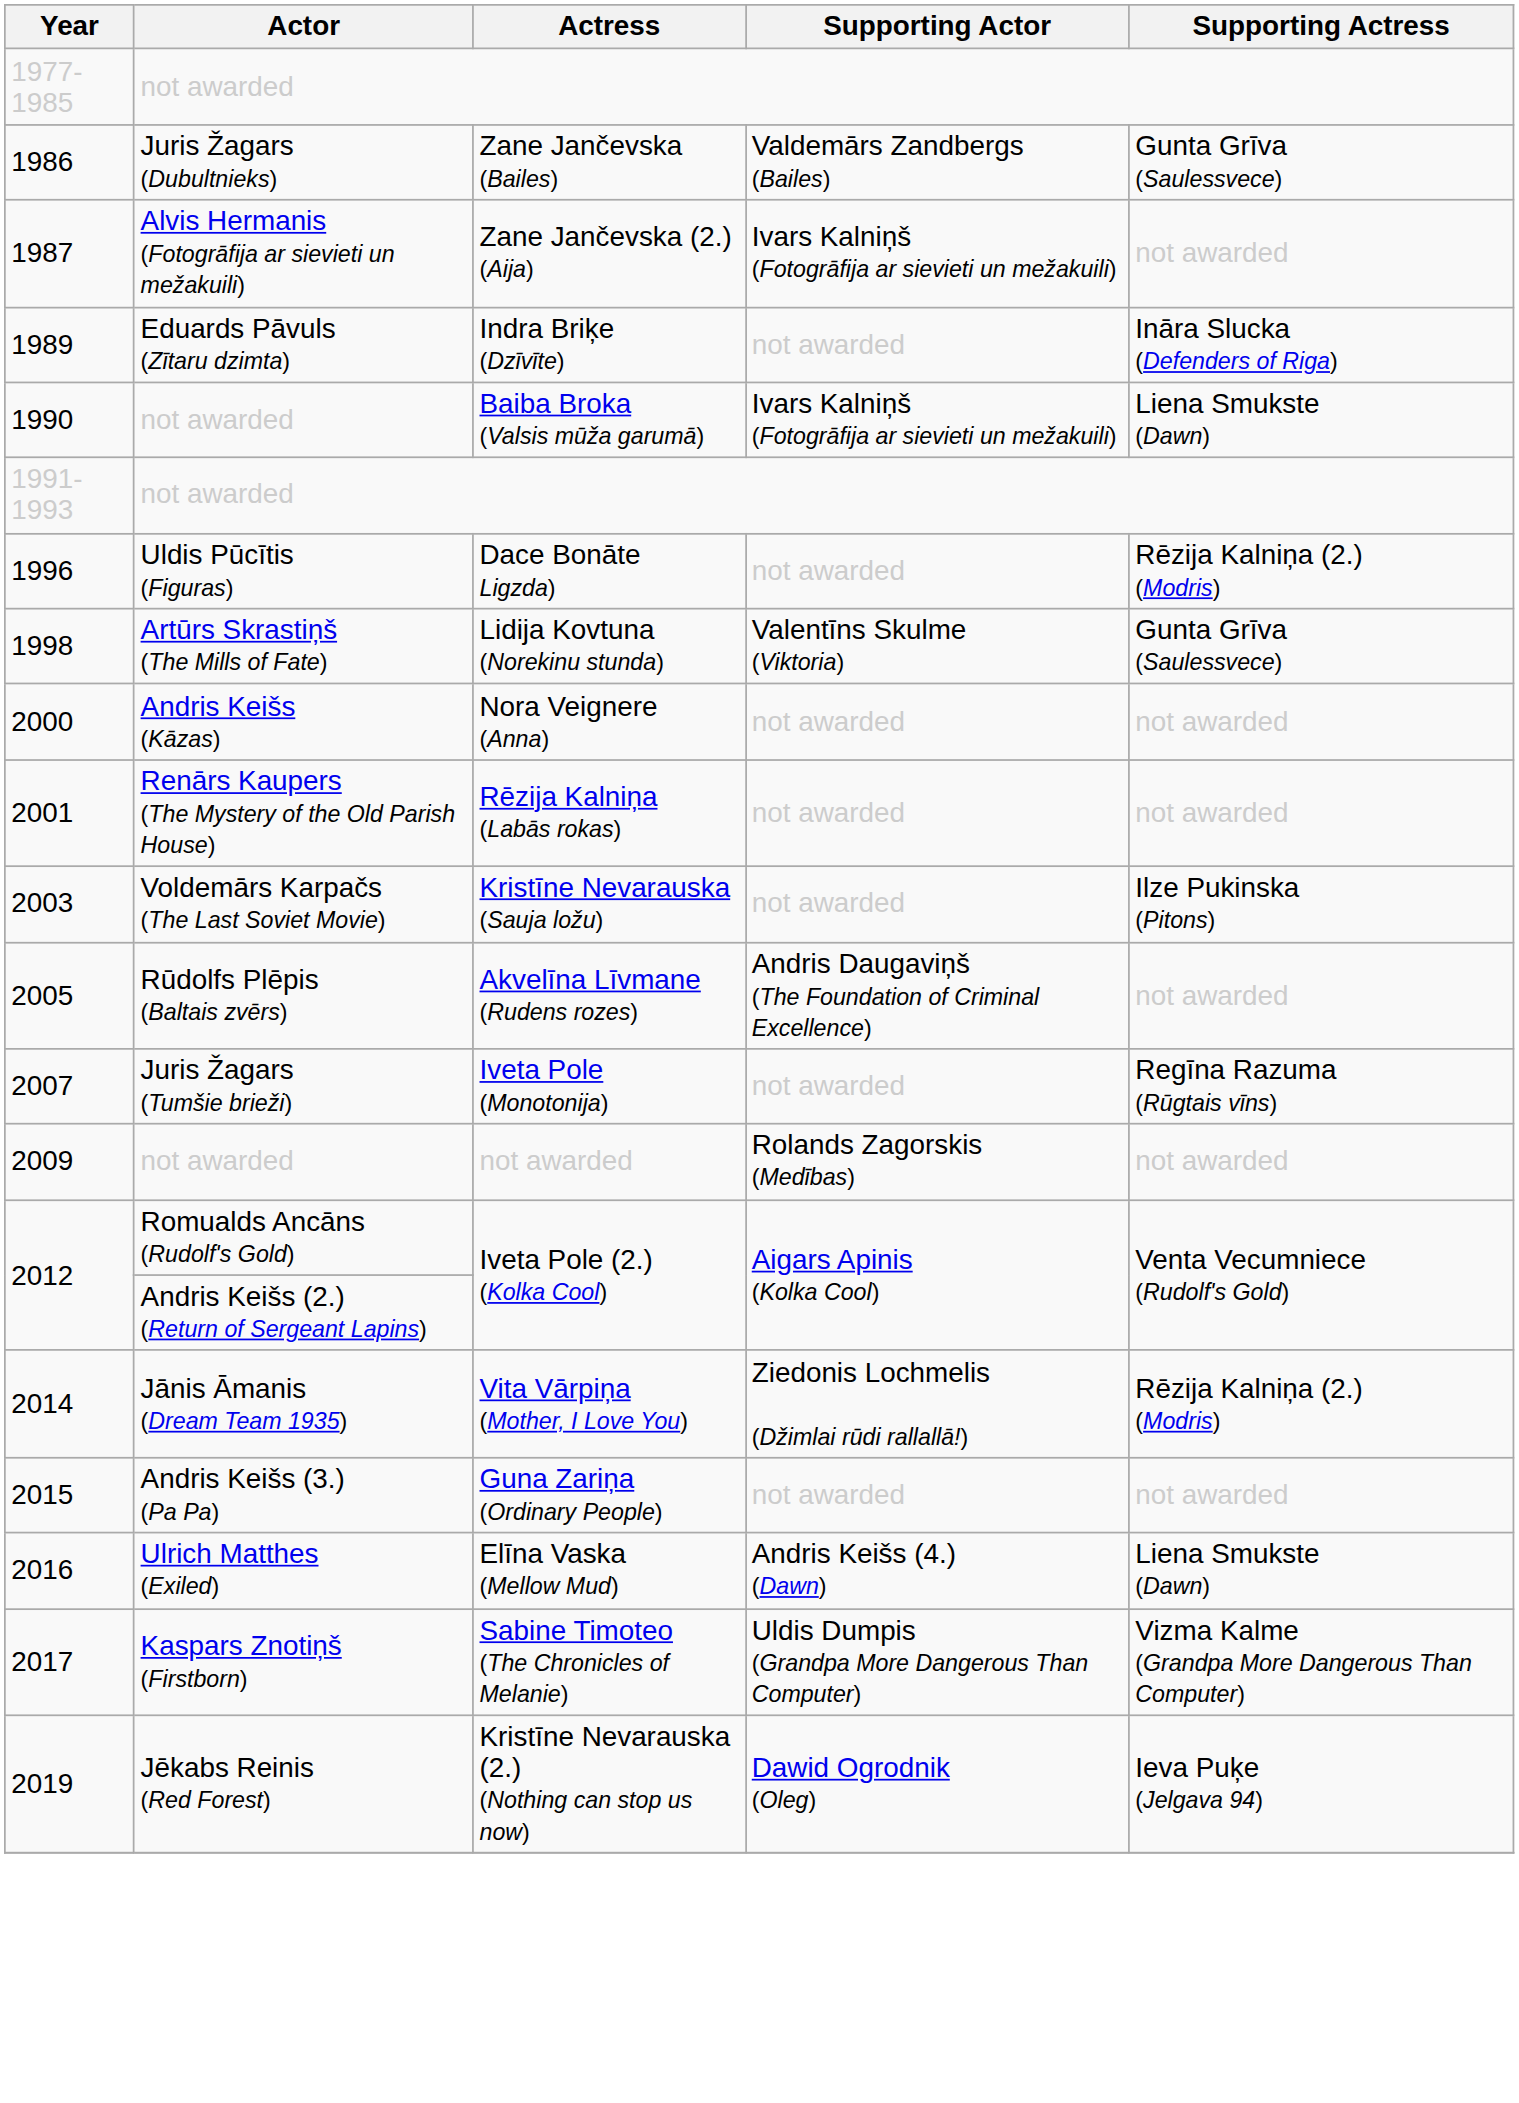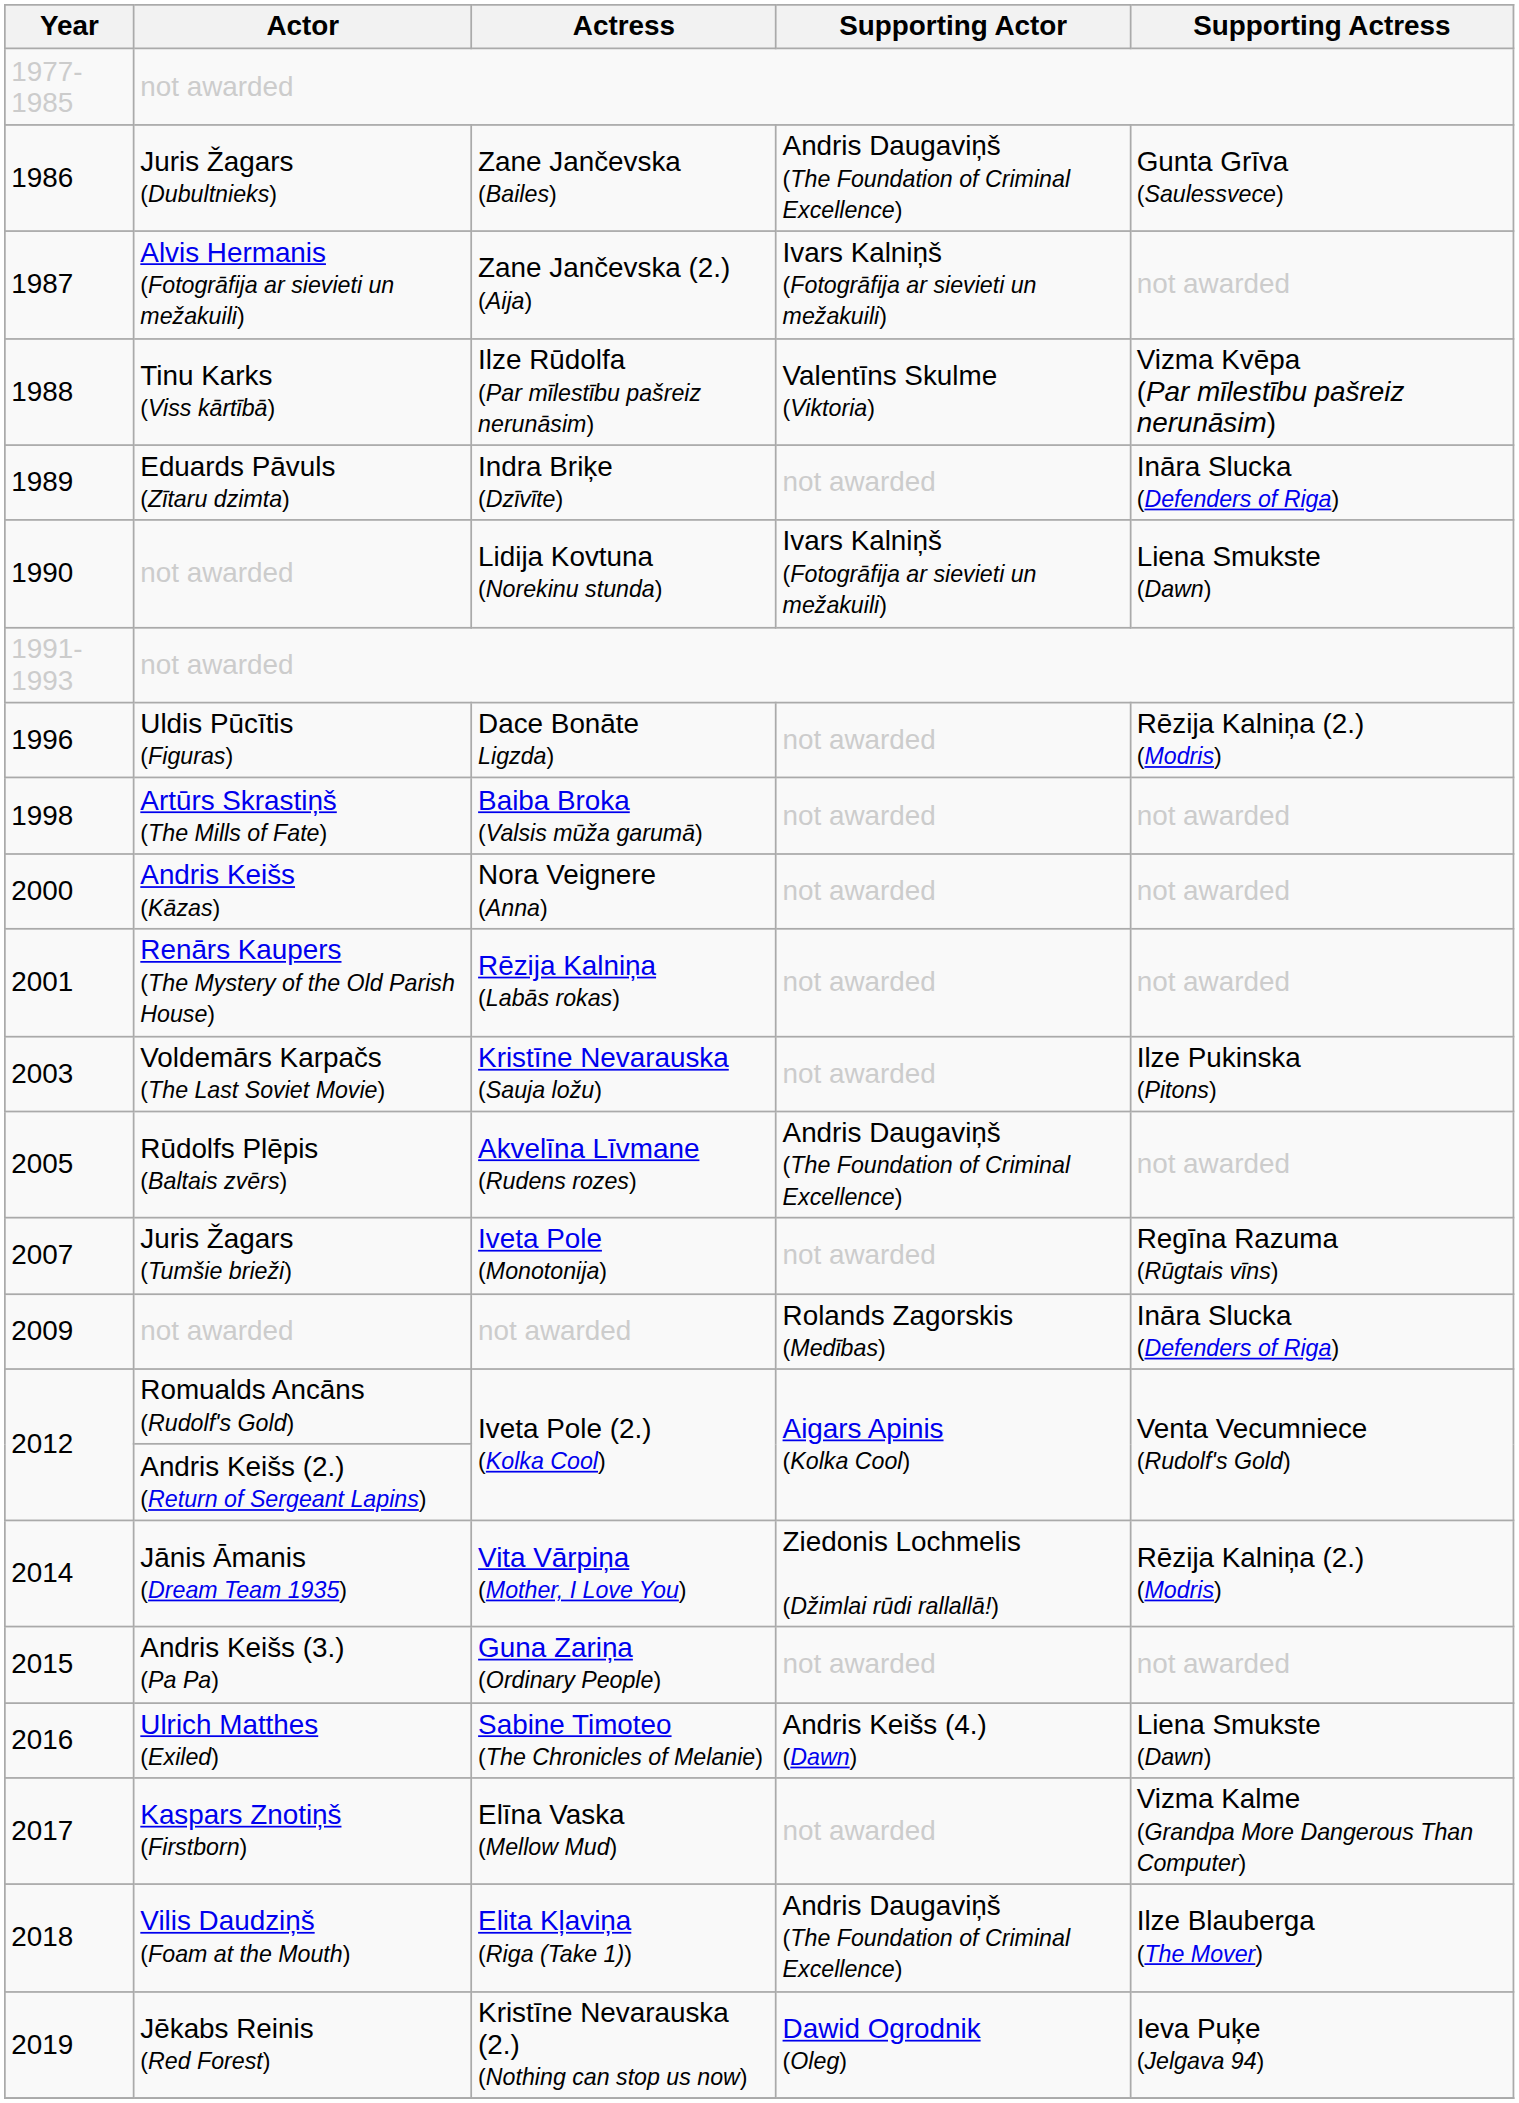(888, 161) Valdemārs Zandbergs (Bailes) -> (926, 177) Andris Daugaviņš (The Foundation of Criminal Excellence)
+ row: (42, 391)
(592, 419) Baiba Broka (Valsis mūža garumā) -> (570, 573) Lidija Kovtuna (Norekinu stunda)
(572, 646) Lidija Kovtuna (Norekinu stunda) -> (590, 815) Baiba Broka (Valsis mūža garumā)
(859, 646) Valentīns Skulme (Viktoria) -> (859, 815) not awarded
(1211, 646) Gunta Grīva (Saulessvece) -> (1213, 815) not awarded
(1212, 1161) not awarded -> (1238, 1330) Ināra Slucka (Defenders of Riga)
(553, 1570) Elīna Vaska (Mellow Mud) -> (621, 1739) Sabine Timoteo (The Chronicles of Melanie)
(576, 1661) Sabine Timoteo (The Chronicles of Melanie) -> (551, 1830) Elīna Vaska (Mellow Mud)
(920, 1661) Uldis Dumpis (Grandpa More Dangerous Than Computer) -> (859, 1830) not awarded
+ row: (42, 1937)
